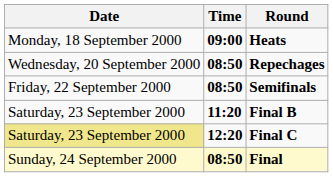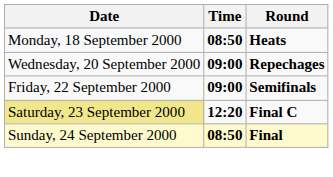(225, 40) 09:00 -> (225, 40) 08:50
(225, 64) 08:50 -> (225, 64) 09:00
(225, 87) 08:50 -> (225, 87) 09:00
- row: (273, 111)
